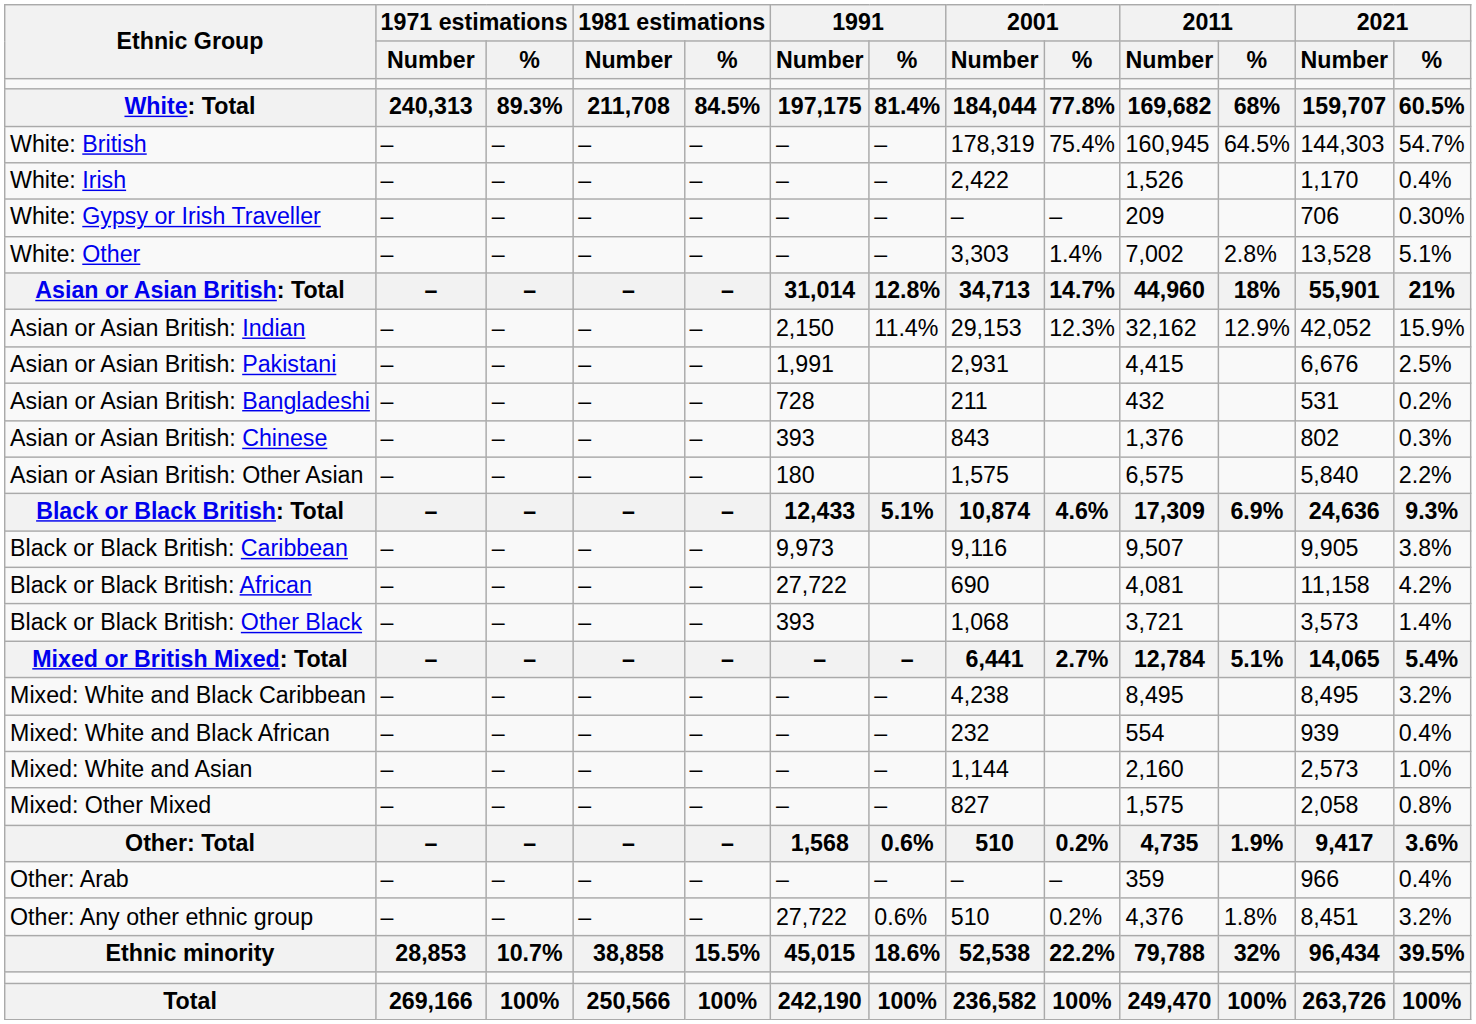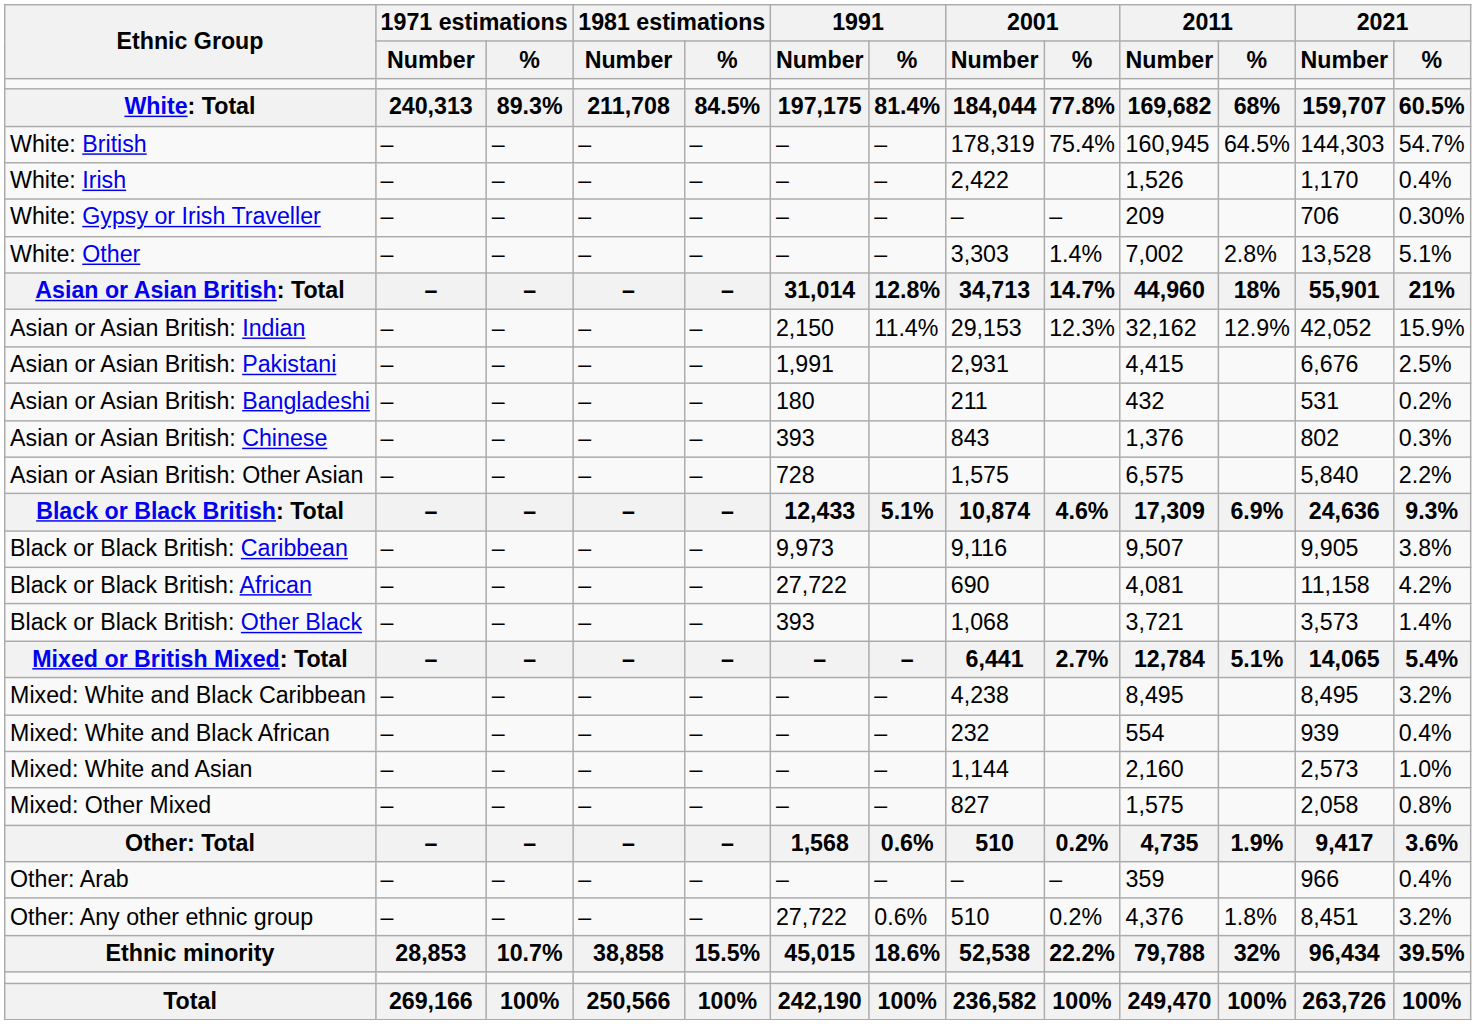(795, 401) 728 -> (795, 401) 180
(795, 475) 180 -> (795, 475) 728
